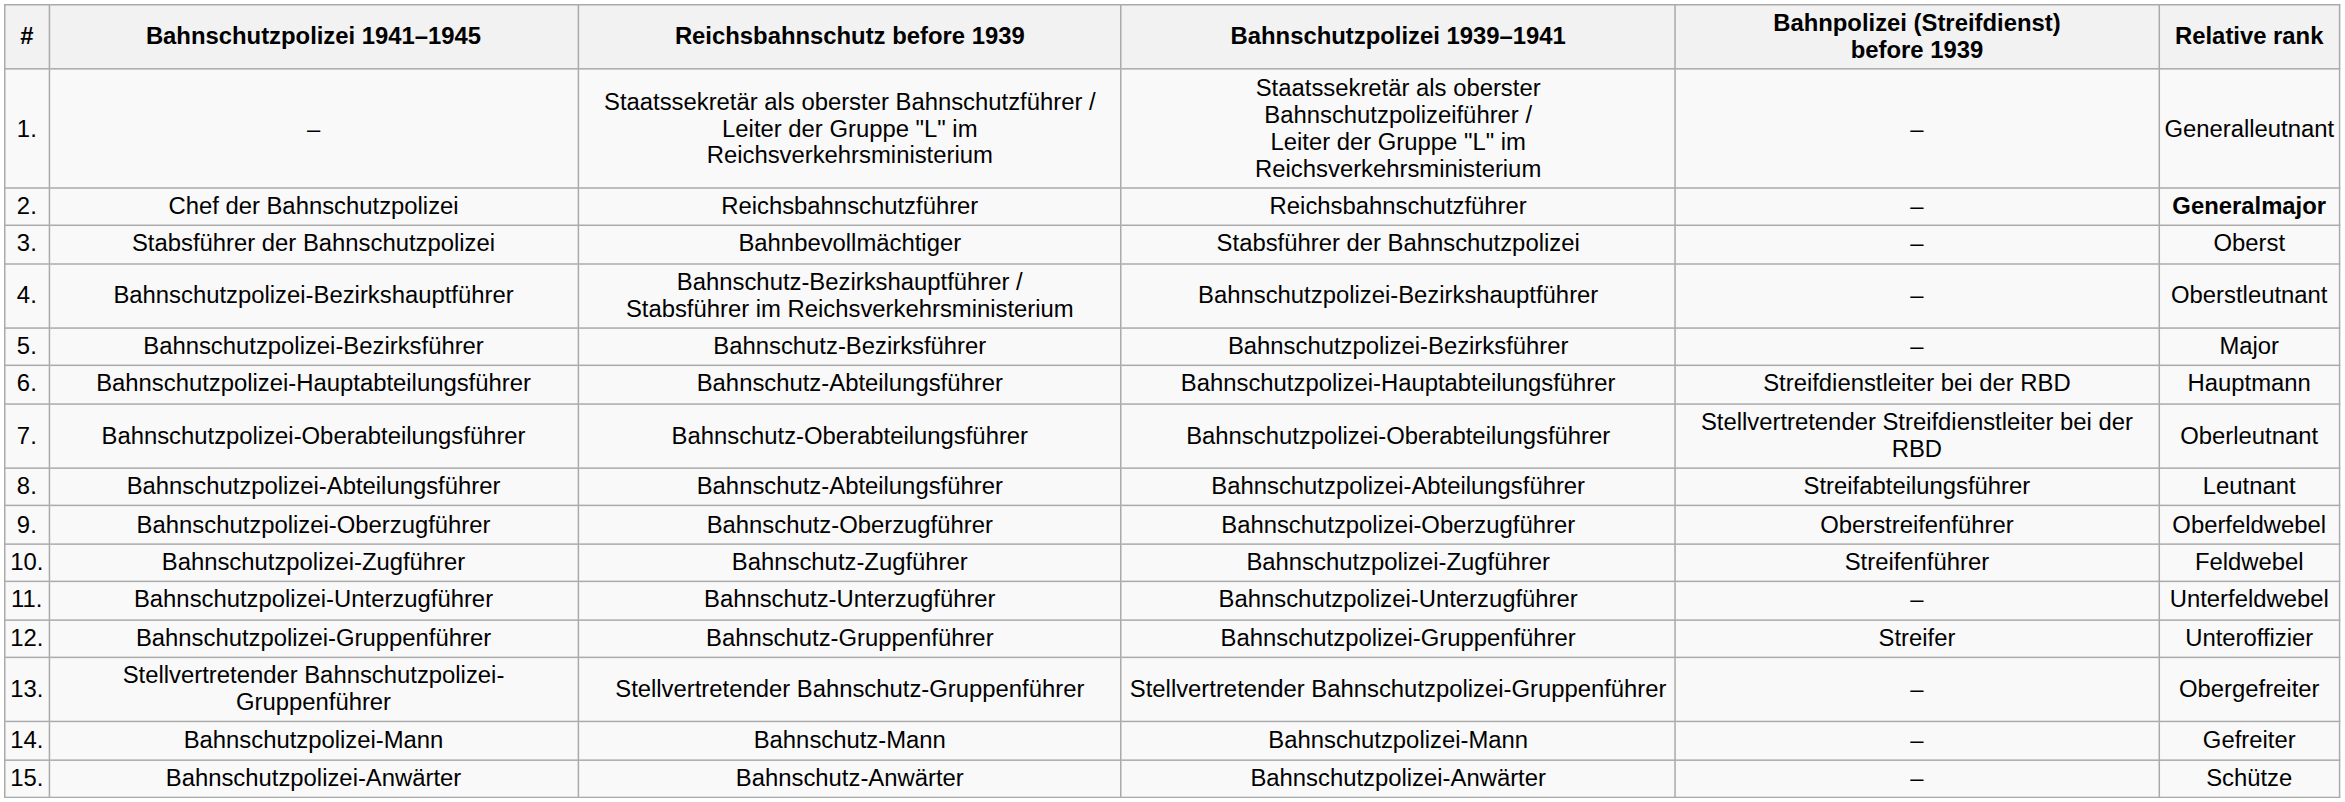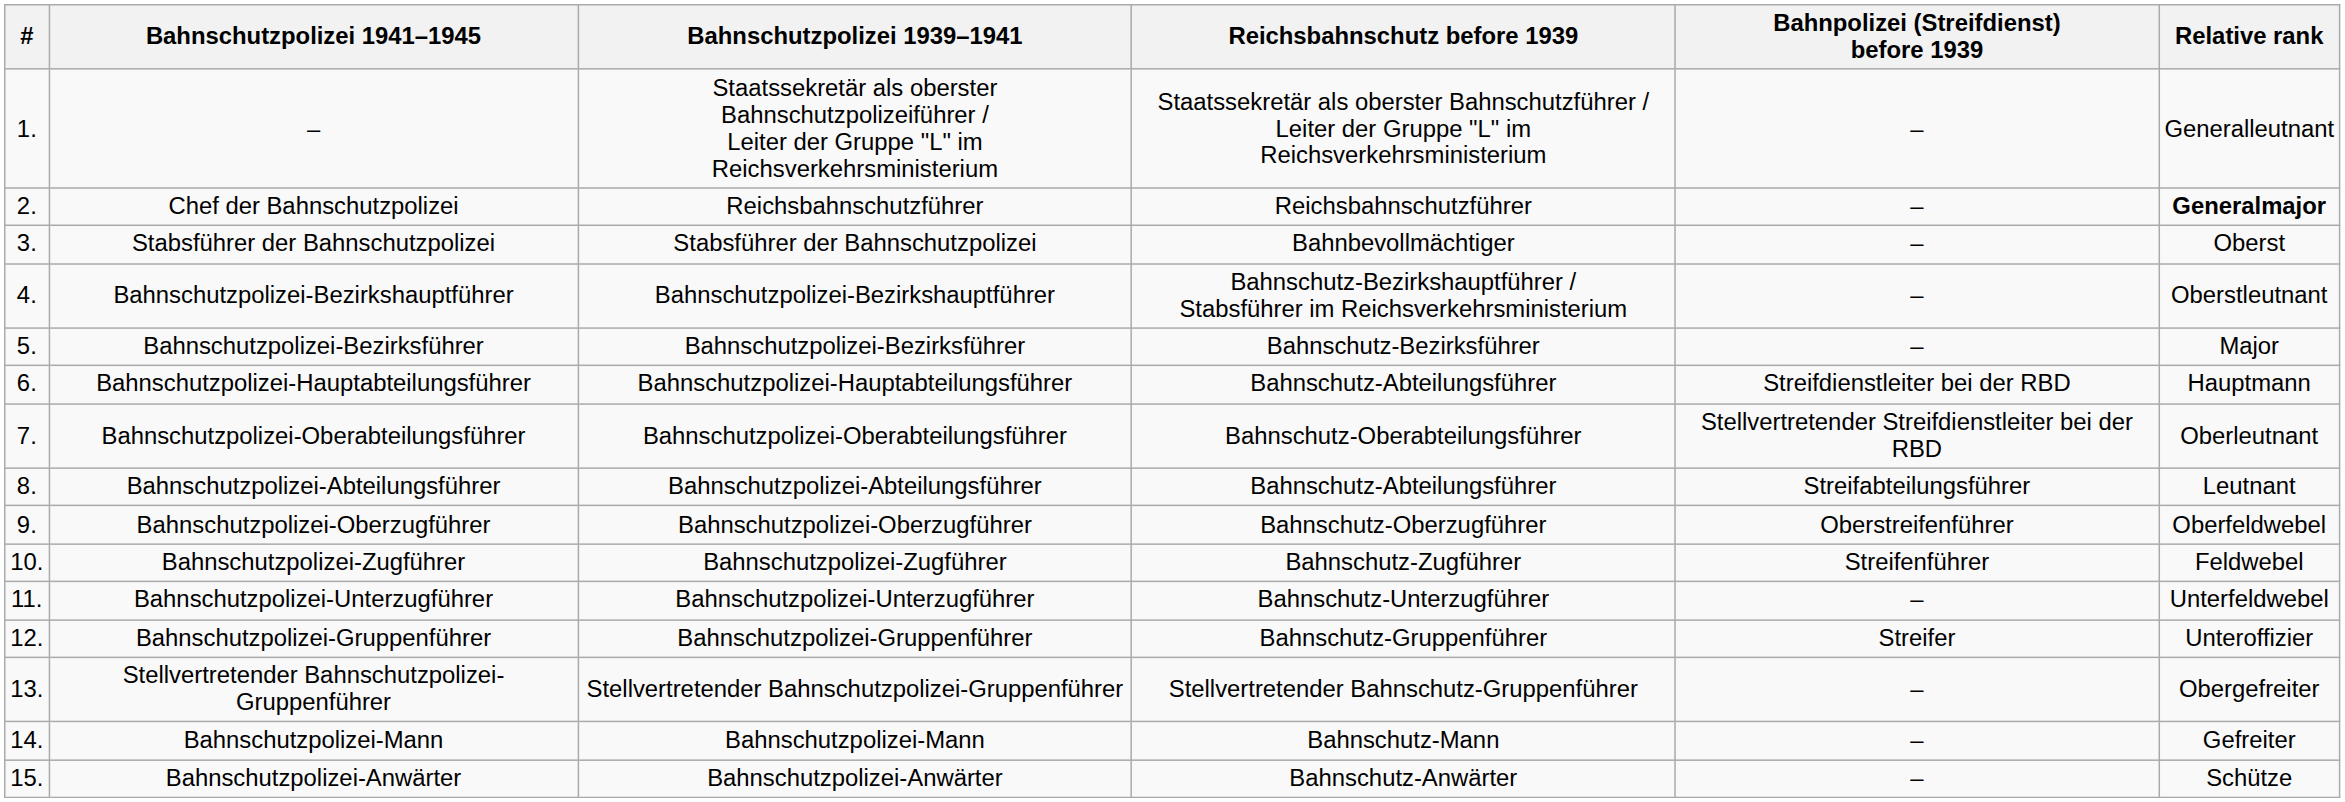columns swapped: (1398, 36) <-> (850, 36)
